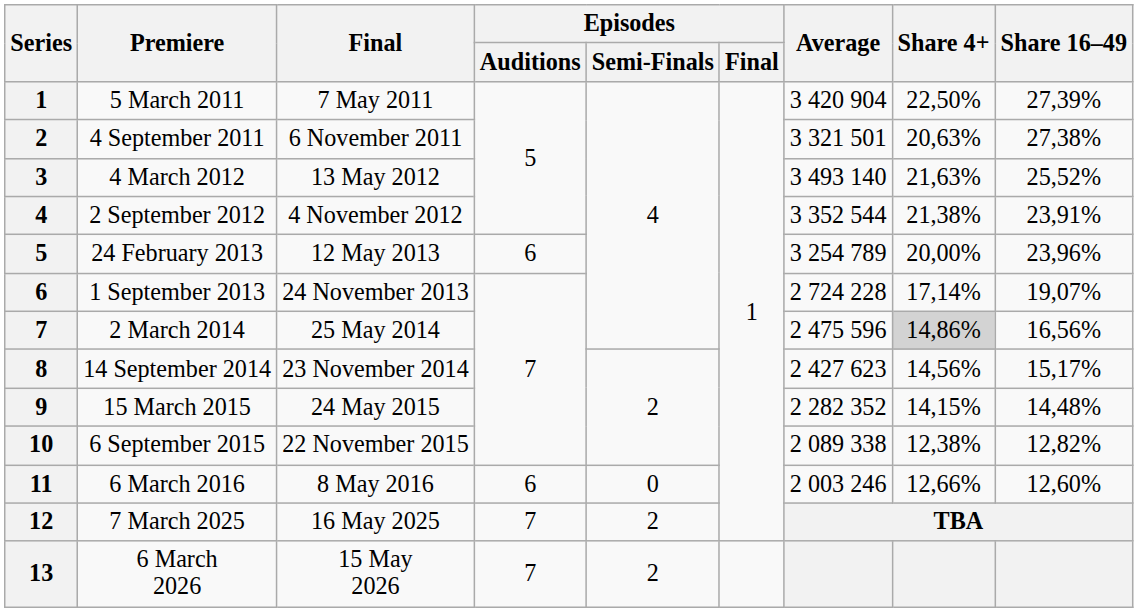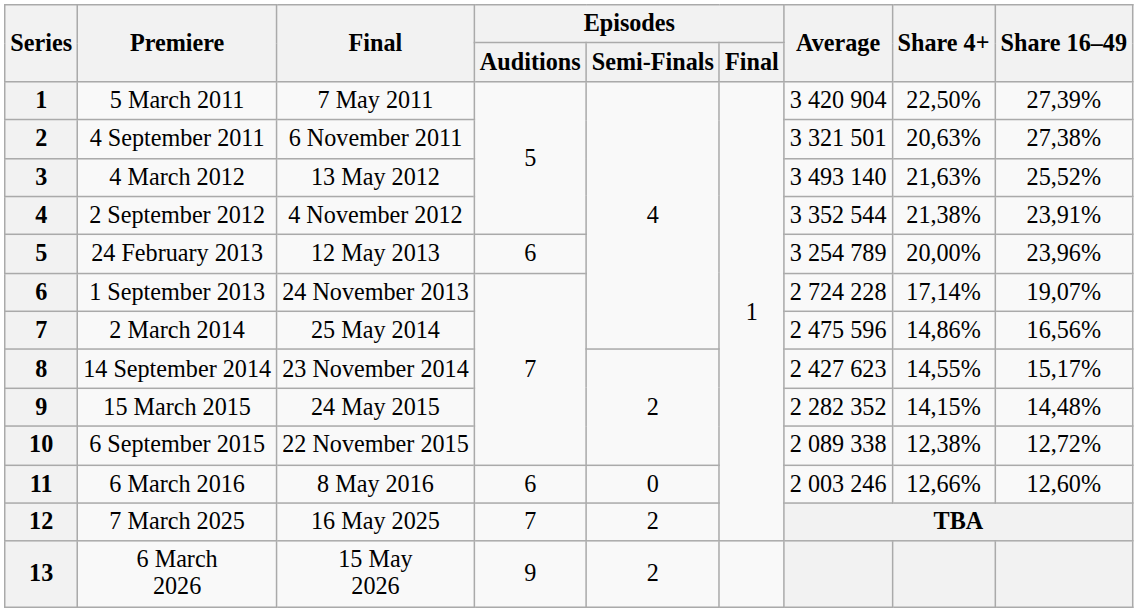(944, 330) lightgrey background -> (944, 330) no background
(944, 368) 14,56% -> (944, 368) 14,55%
(1064, 445) 12,82% -> (1064, 445) 12,72%
(530, 573) 7 -> (530, 573) 9
